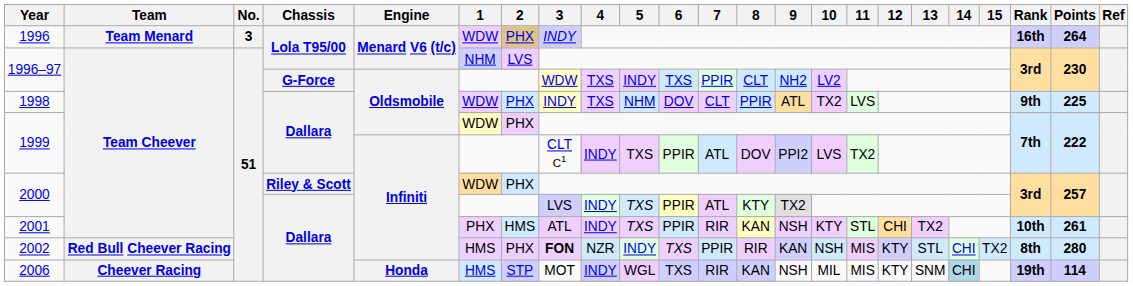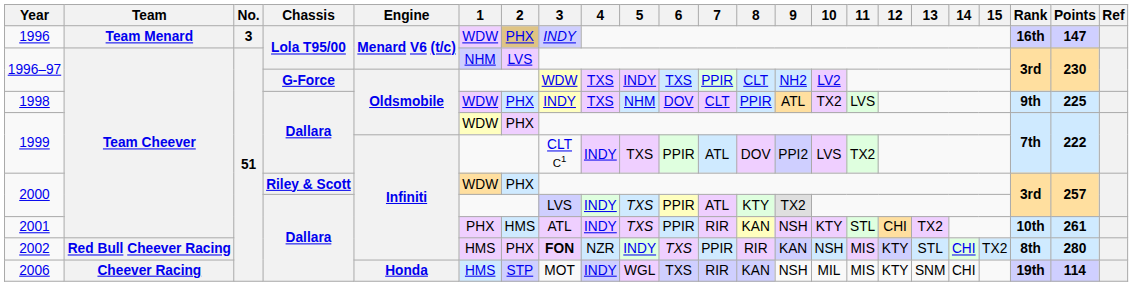(1075, 37) 264 -> (1075, 37) 147
(964, 270) lightblue background -> (964, 270) no background
